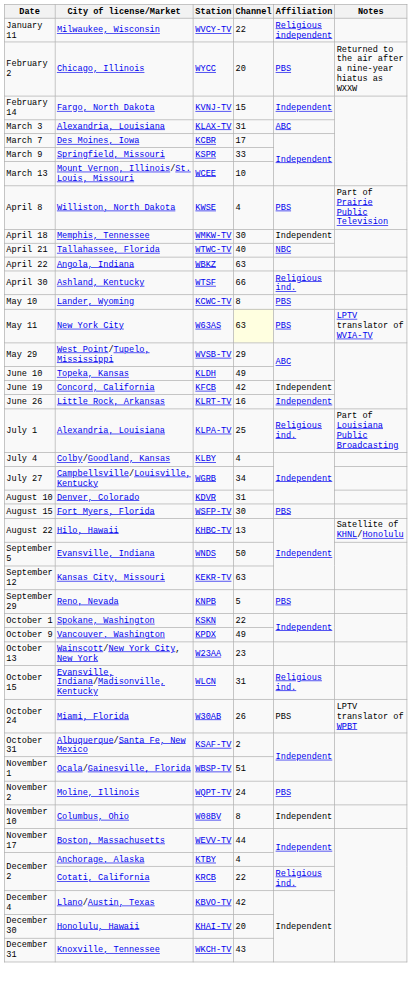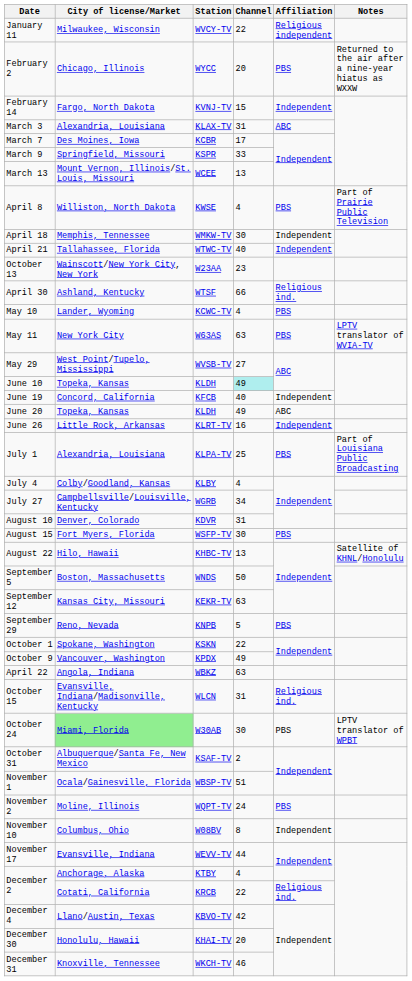(241, 174) 10 -> (241, 174) 13
(283, 250) NBC -> (304, 250) Independent
rows swapped: (27, 264) <-> (24, 654)
(238, 302) 8 -> (238, 312) 4
(241, 326) lightyellow background -> (241, 336) no background
(241, 355) 29 -> (241, 365) 27
(241, 374) no background -> (241, 384) paleturquoise background
(241, 388) 42 -> (241, 398) 40
+ row: (24, 412)
(299, 430) Religious ind. -> (283, 454) PBS
(106, 554) Evansville, Indiana -> (111, 578) Boston, Massachusetts
(93, 716) no background -> (93, 730) lightgreen background
(241, 716) 26 -> (241, 730) 30
(111, 841) Boston, Massachusetts -> (106, 855) Evansville, Indiana
(241, 950) 43 -> (241, 964) 46
